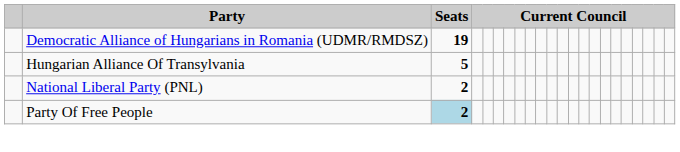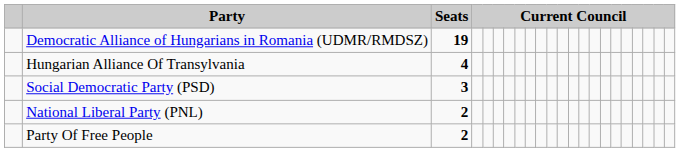(465, 64) 5 -> (465, 64) 4
+ row: (120, 87)
(465, 111) lightblue background -> (465, 135) no background
